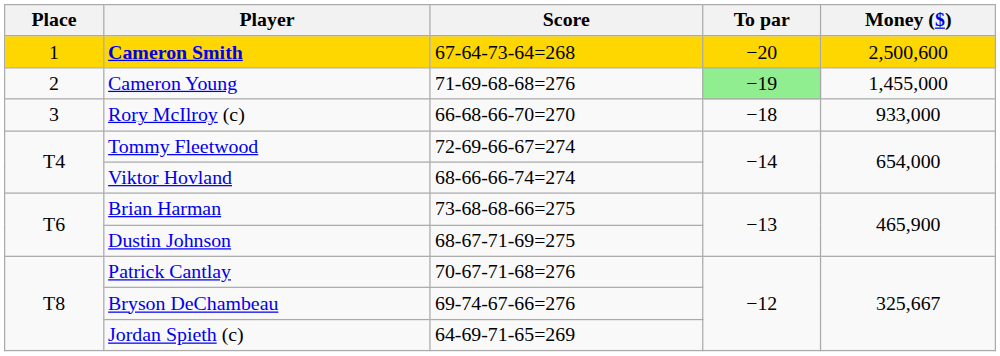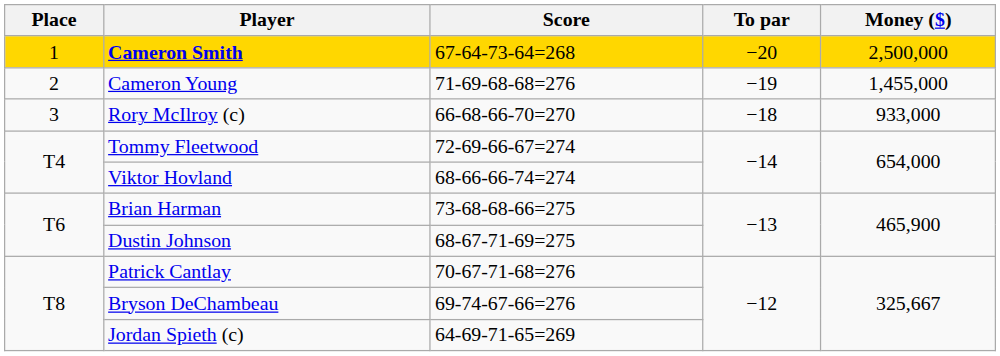(908, 51) 2,500,600 -> (908, 51) 2,500,000
(762, 83) lightgreen background -> (762, 83) no background
